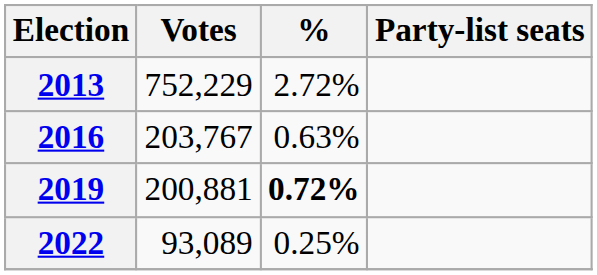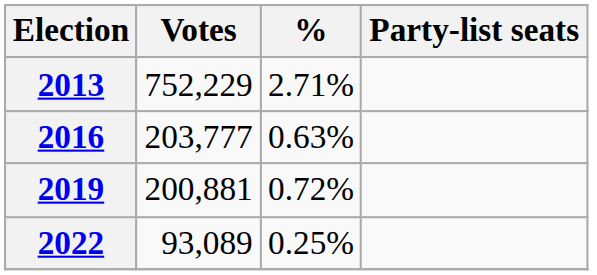(317, 83) 2.72% -> (311, 83) 2.71%
(199, 136) 203,767 -> (199, 136) 203,777
(314, 189) bold -> (311, 189) normal
